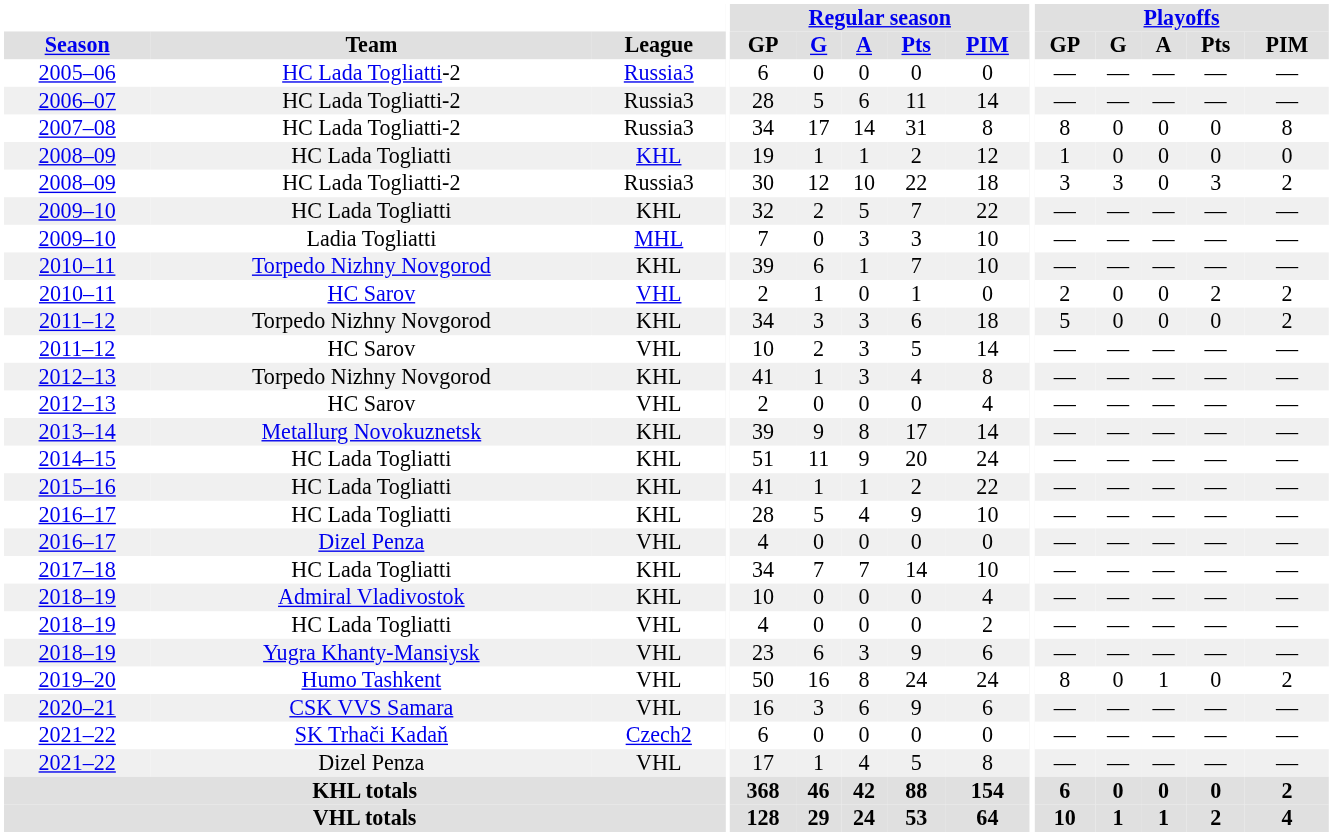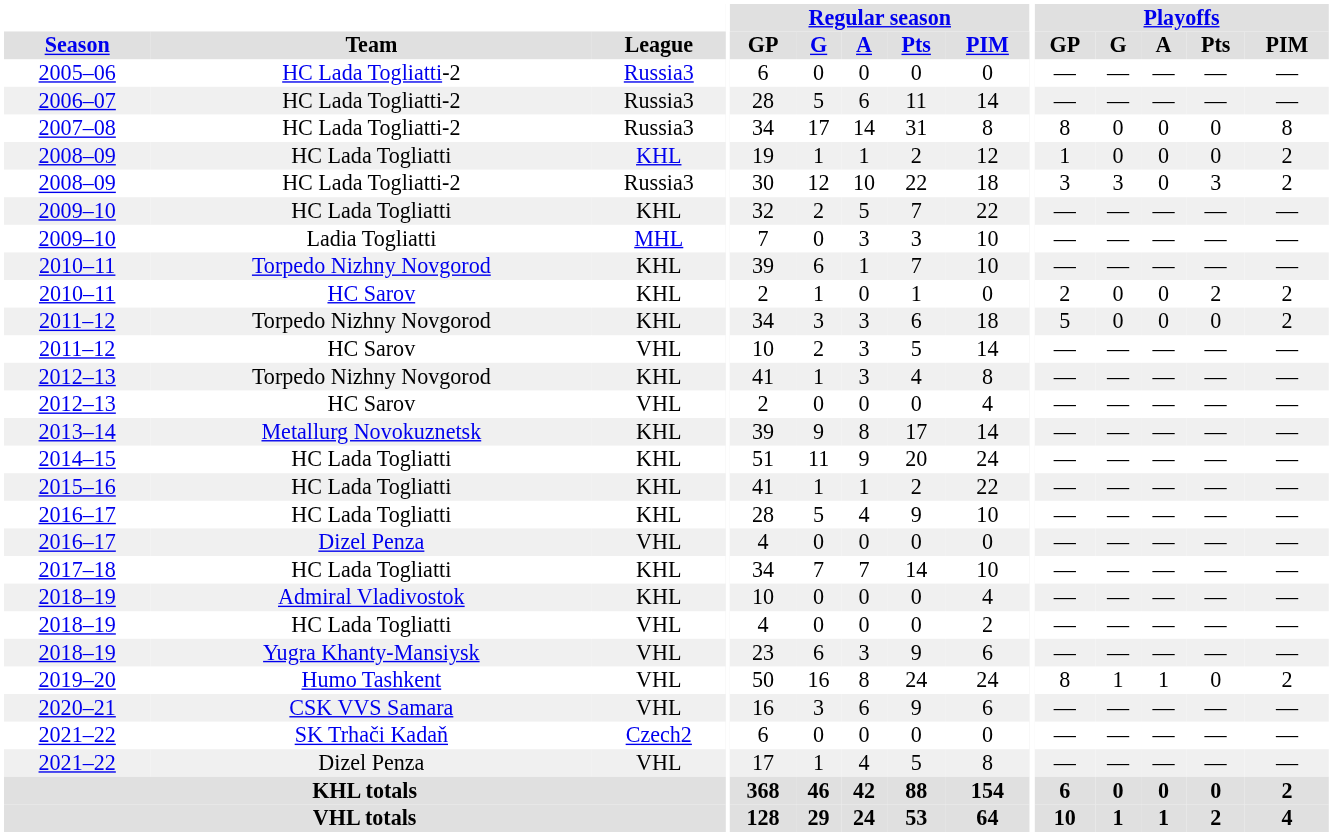(1287, 155) 0 -> (1287, 155) 2
(659, 293) VHL -> (659, 293) KHL
(1118, 680) 0 -> (1118, 680) 1
